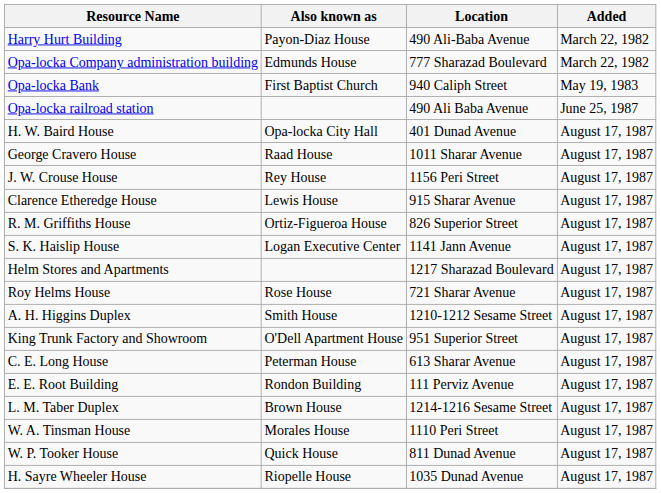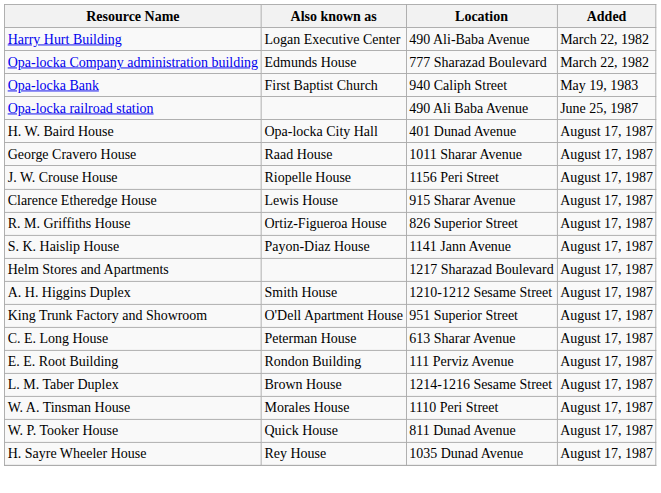(317, 39) Payon-Diaz House -> (332, 39) Logan Executive Center
(295, 177) Rey House -> (308, 177) Riopelle House
(332, 246) Logan Executive Center -> (317, 246) Payon-Diaz House
- row: (59, 292)
(308, 477) Riopelle House -> (295, 454) Rey House
